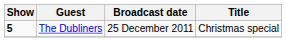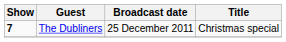(10, 28) 5 -> (10, 28) 7
